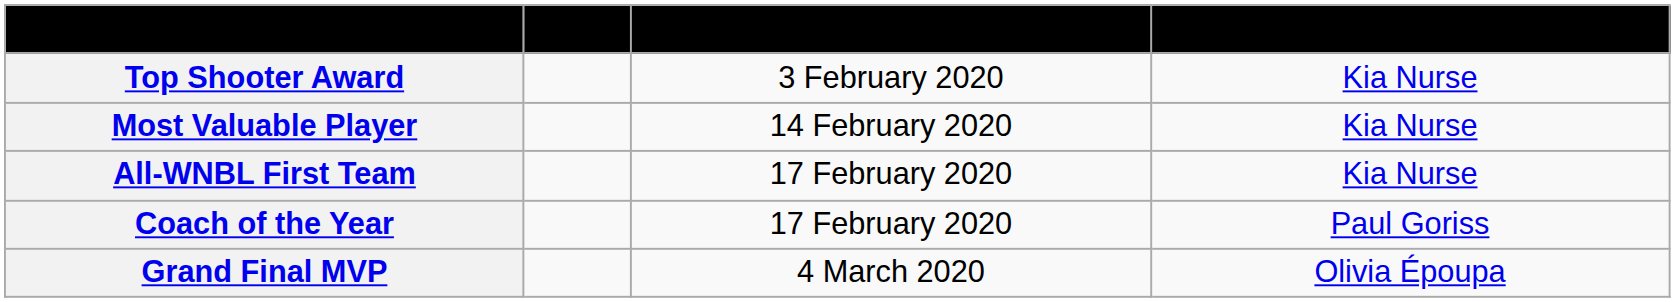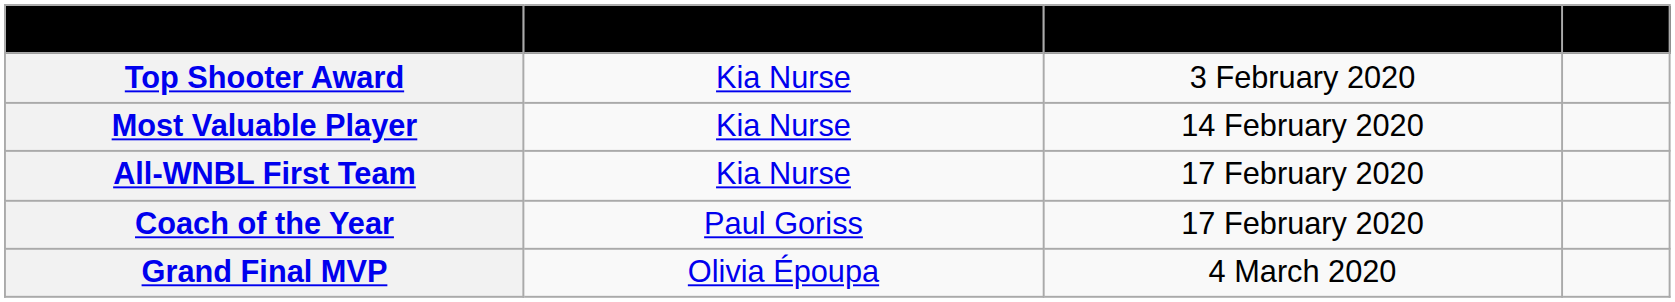columns swapped: (1410, 28) <-> (578, 28)
